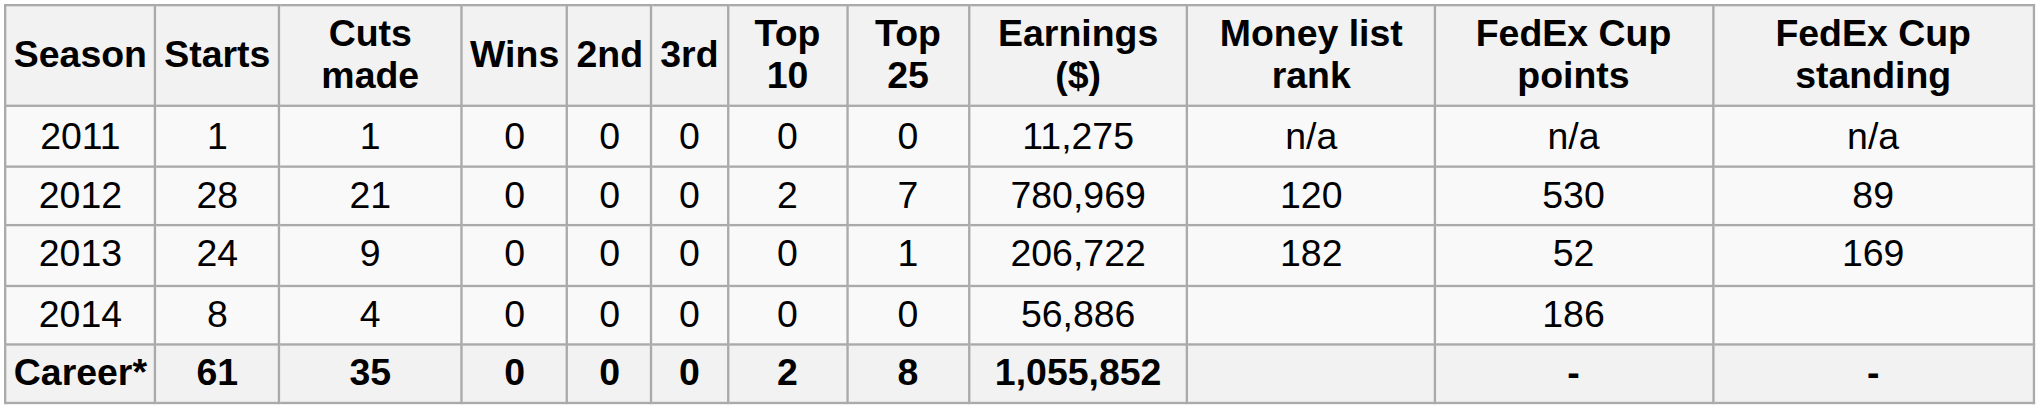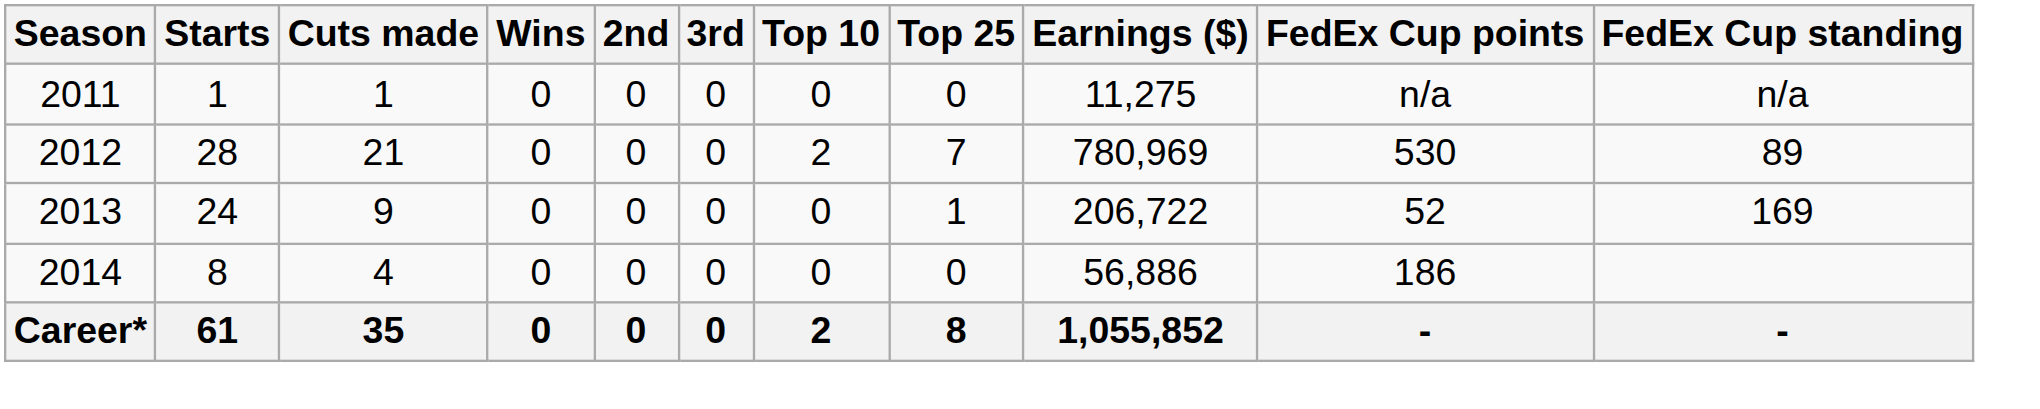- column: (1311, 55)
